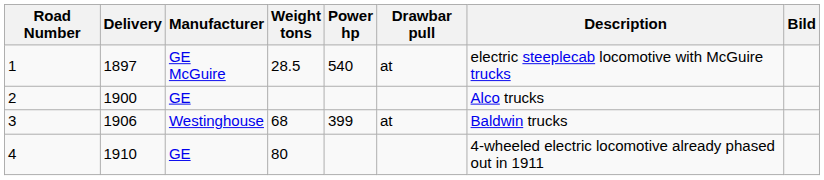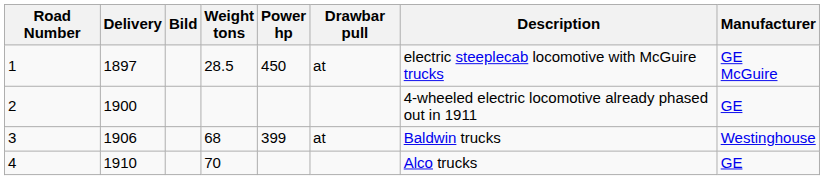columns swapped: (217, 24) <-> (802, 24)
(340, 65) 540 -> (274, 65) 450
(507, 97) Alco trucks -> (556, 106) 4-wheeled electric locomotive already phased out in 1911
(279, 154) 80 -> (213, 162) 70
(623, 154) 4-wheeled electric locomotive already phased out in 1911 -> (440, 162) Alco trucks
